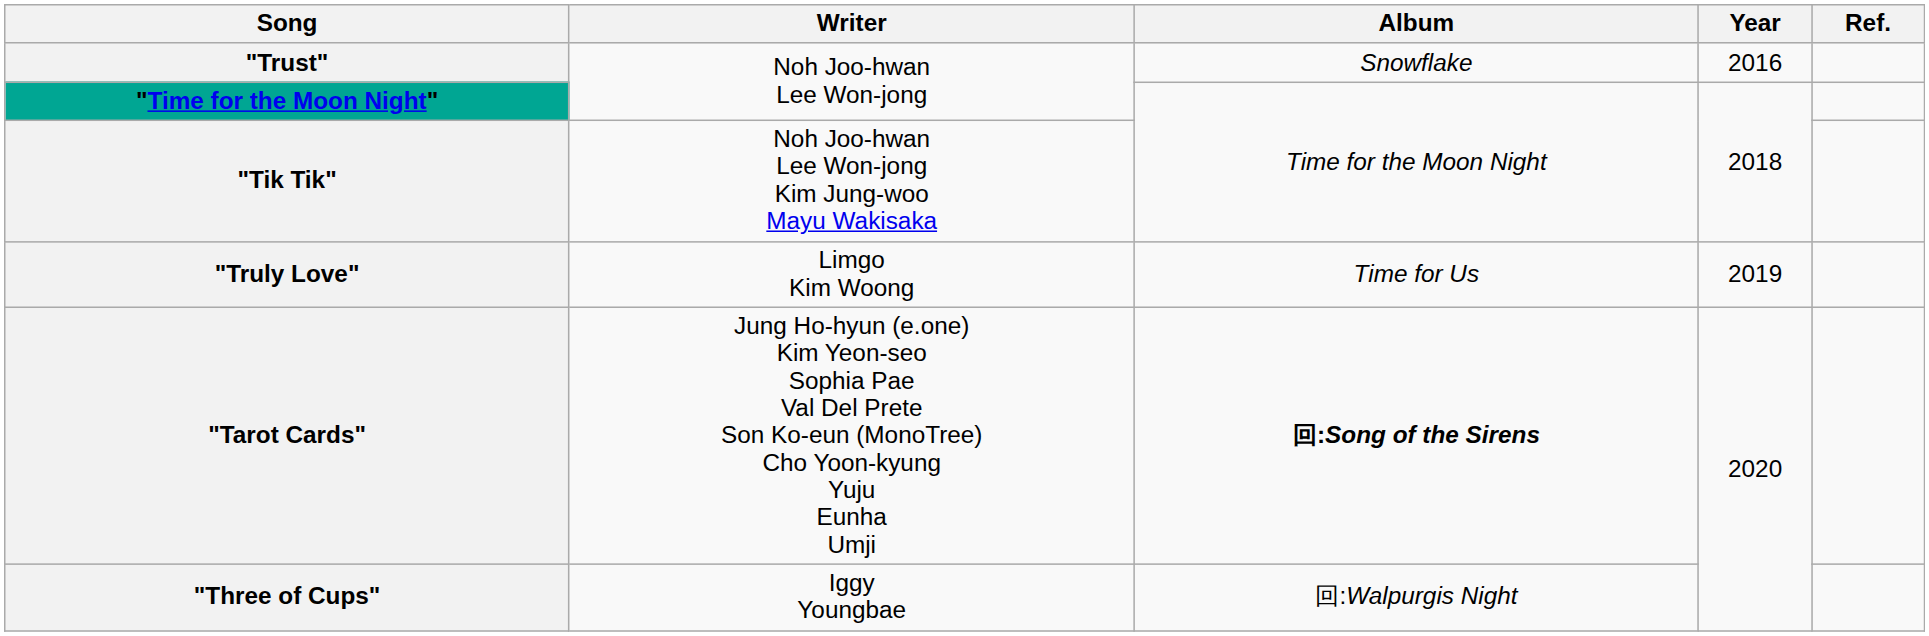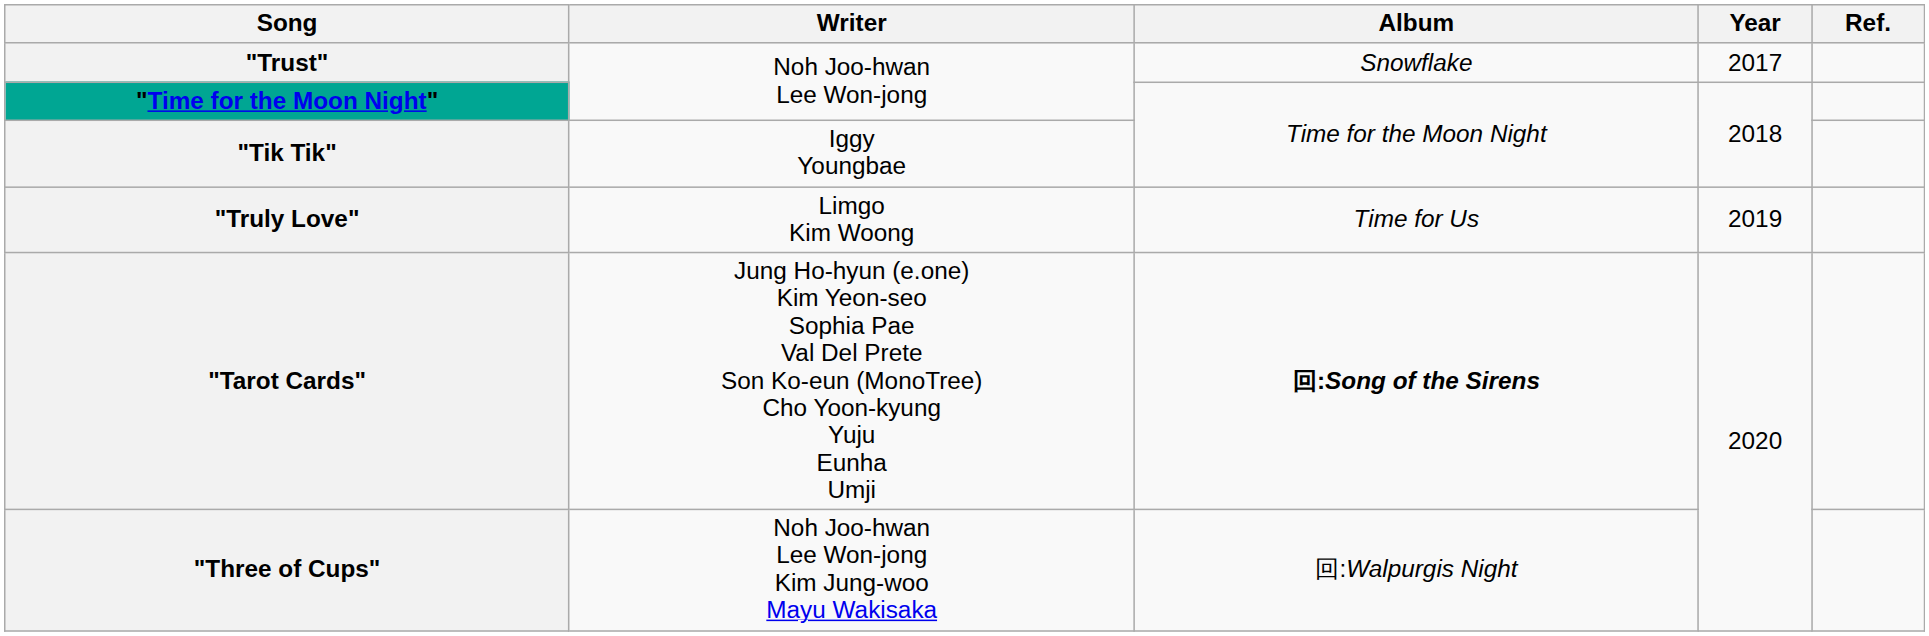(1755, 62) 2016 -> (1755, 62) 2017
(852, 180) Noh Joo-hwan Lee Won-jong Kim Jung-woo Mayu Wakisaka -> (852, 153) Iggy Youngbae
(852, 597) Iggy Youngbae -> (852, 569) Noh Joo-hwan Lee Won-jong Kim Jung-woo Mayu Wakisaka
